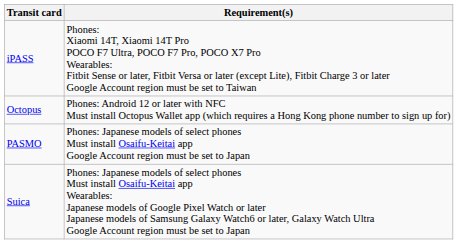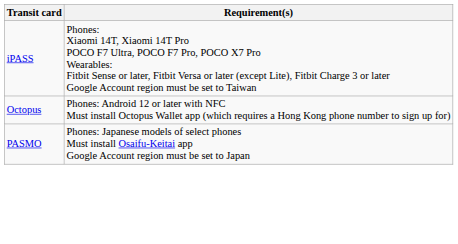- row: (18, 201)
